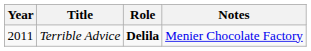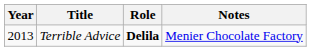(20, 35) 2011 -> (21, 35) 2013
